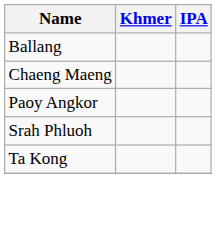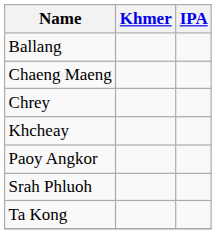+ row: (29, 102)
+ row: (39, 131)
